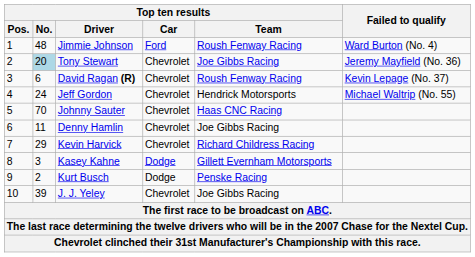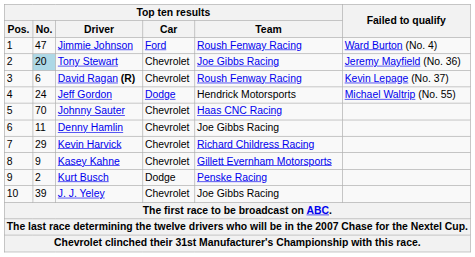(41, 45) 48 -> (41, 45) 47
(167, 95) Chevrolet -> (160, 95) Dodge
(38, 161) 3 -> (38, 161) 9
(160, 161) Dodge -> (167, 161) Chevrolet
